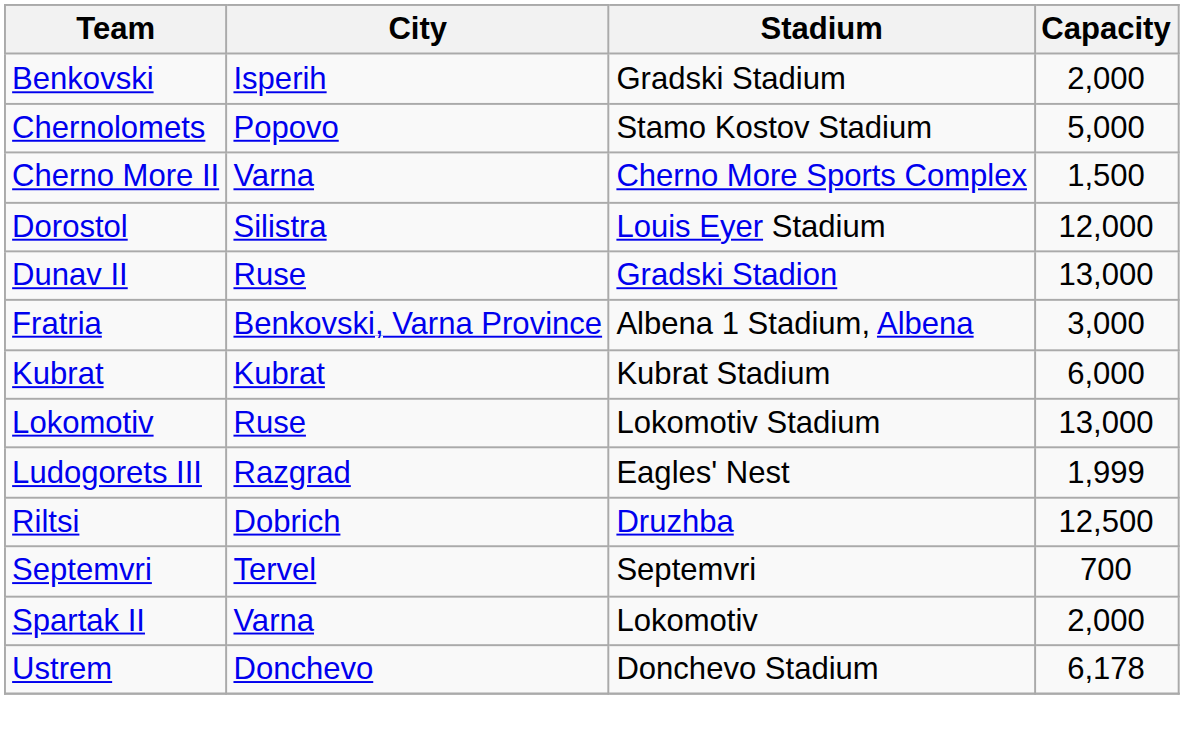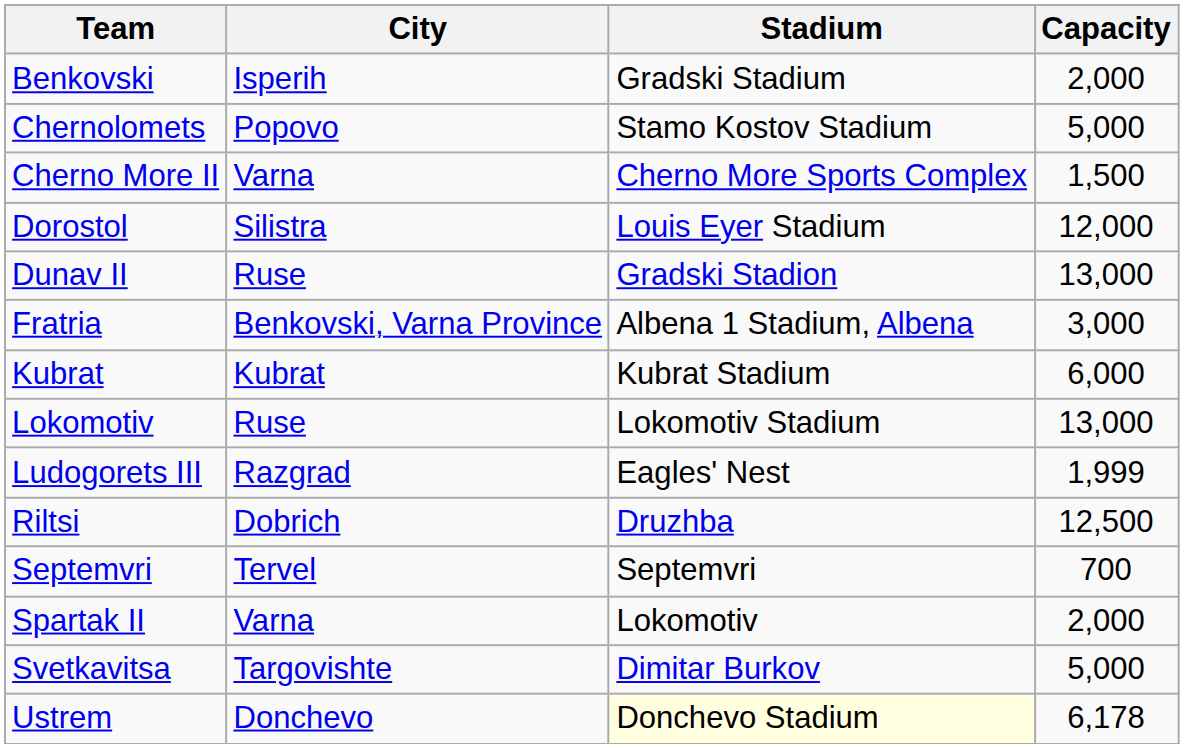+ row: (91, 669)
(748, 669) no background -> (748, 718) lightyellow background
